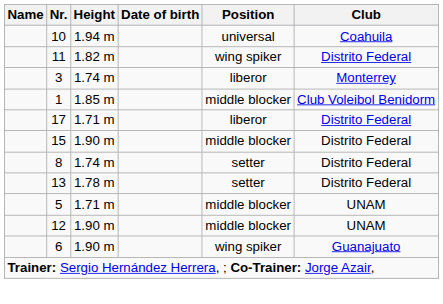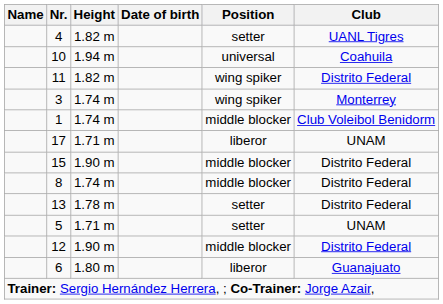+ row: (59, 36)
(248, 78) liberor -> (248, 99) wing spiker
(94, 99) 1.85 m -> (94, 120) 1.74 m
(366, 120) Distrito Federal -> (366, 141) UNAM
(248, 162) setter -> (248, 183) middle blocker
(248, 204) middle blocker -> (248, 225) setter
(366, 225) UNAM -> (366, 246) Distrito Federal
(94, 246) 1.90 m -> (94, 267) 1.80 m
(248, 246) wing spiker -> (248, 267) liberor
